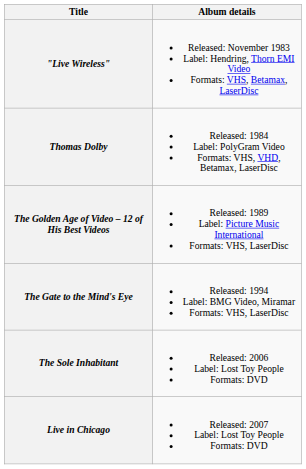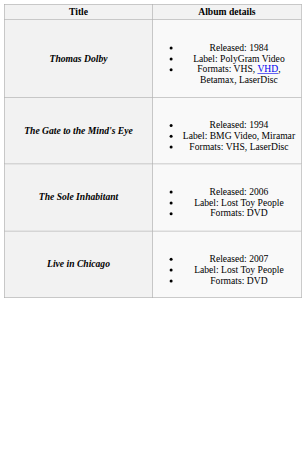- row: (79, 63)
- row: (79, 224)
